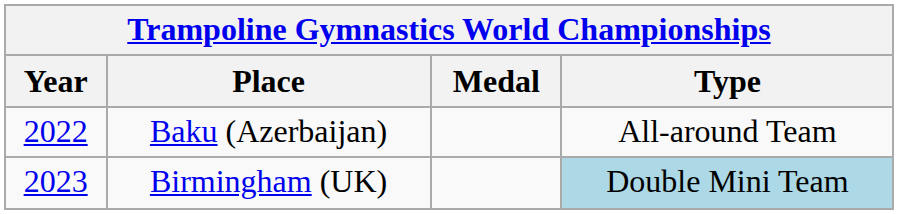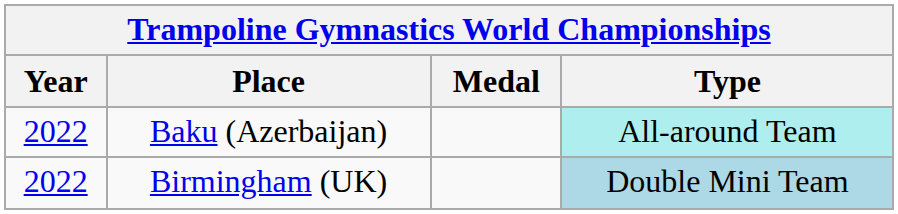(727, 131) no background -> (727, 131) paleturquoise background
(56, 182) 2023 -> (56, 182) 2022
